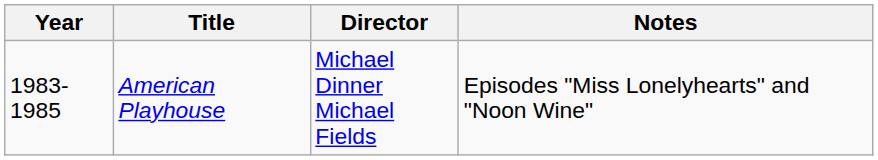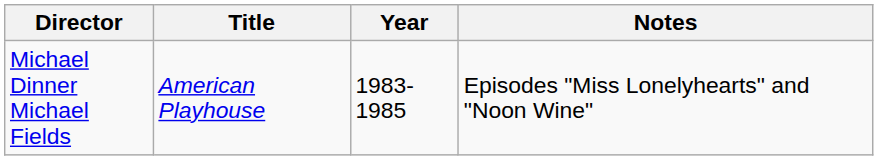columns swapped: (59, 22) <-> (384, 22)
